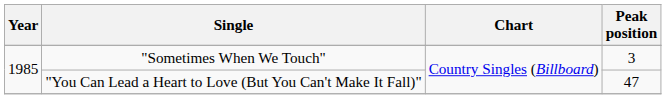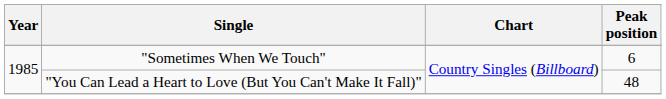(631, 57) 3 -> (631, 57) 6
(631, 81) 47 -> (631, 81) 48
